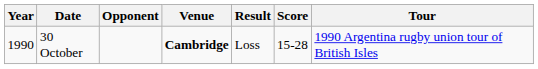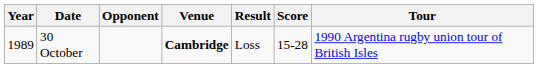(21, 45) 1990 -> (21, 45) 1989
